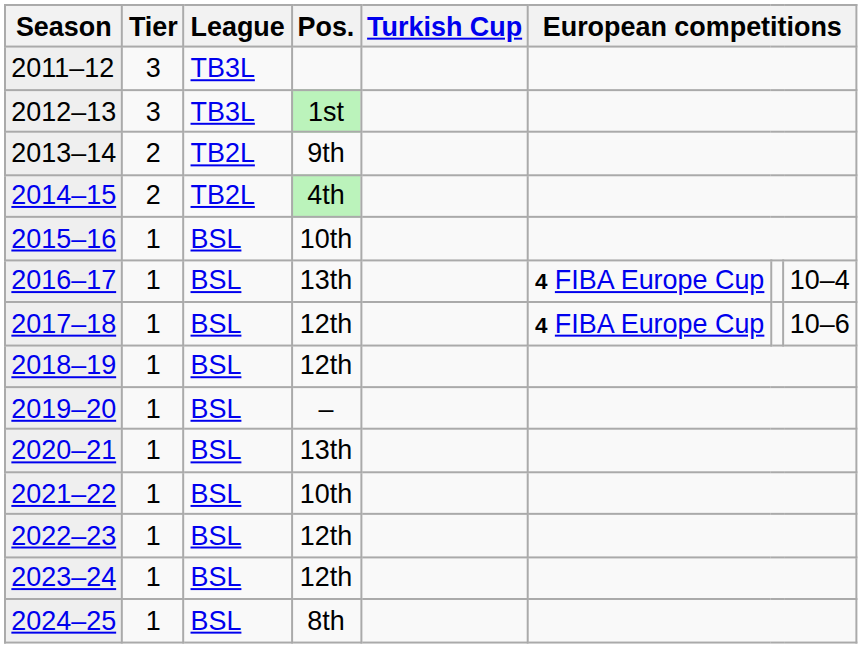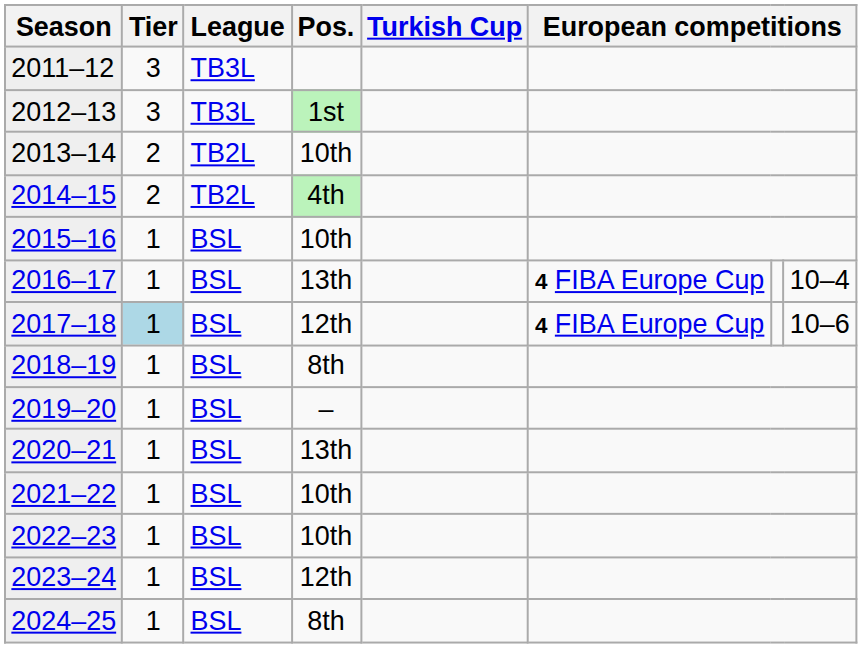(326, 153) 9th -> (326, 153) 10th
(153, 323) no background -> (153, 323) lightblue background
(326, 365) 12th -> (326, 365) 8th
(326, 535) 12th -> (326, 535) 10th
